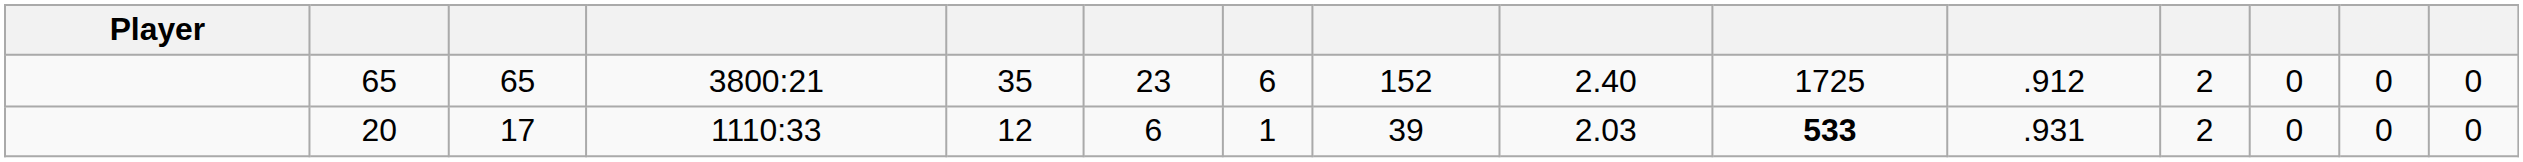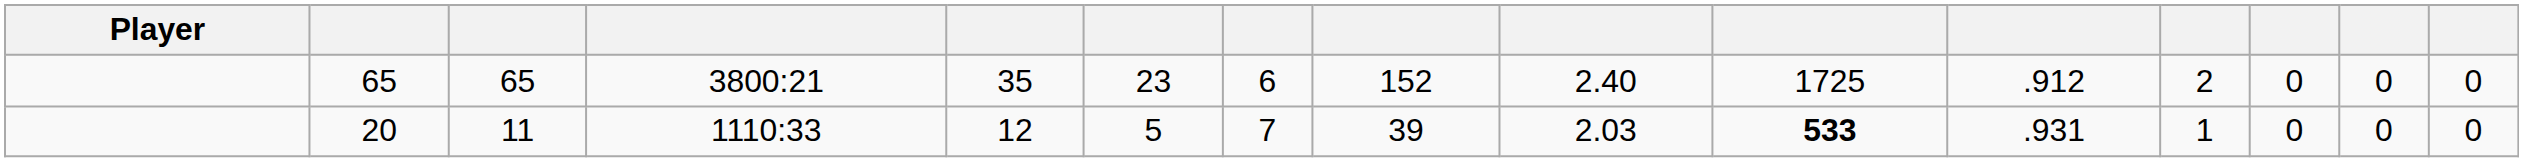(518, 130) 17 -> (518, 130) 11
(1153, 130) 6 -> (1153, 130) 5
(1267, 130) 1 -> (1267, 130) 7
(2205, 130) 2 -> (2205, 130) 1
